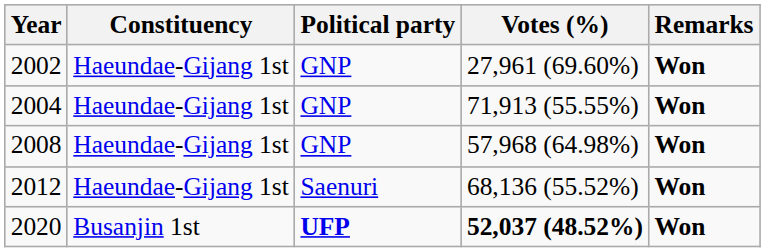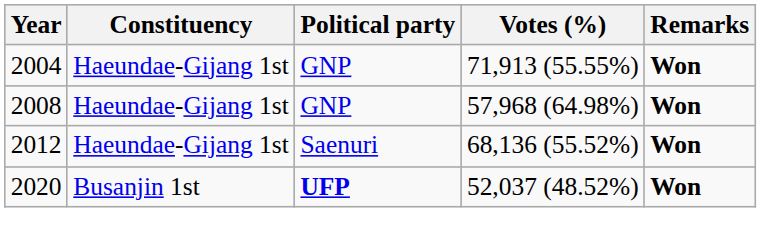- row: (36, 65)
(555, 226) bold -> (553, 186) normal
